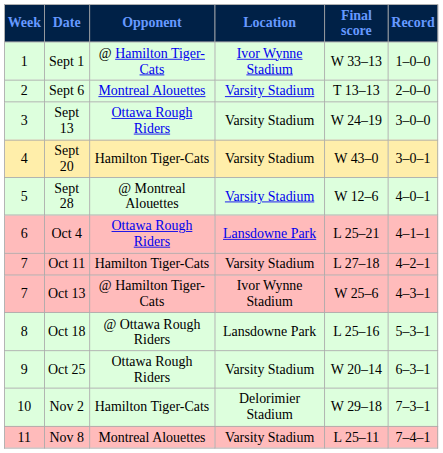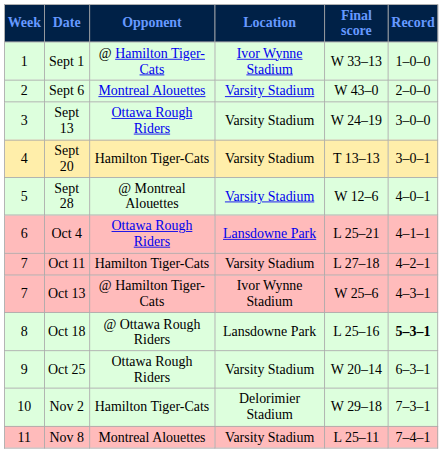(356, 91) T 13–13 -> (356, 91) W 43–0
(356, 158) W 43–0 -> (356, 158) T 13–13
(413, 331) normal -> (413, 331) bold
